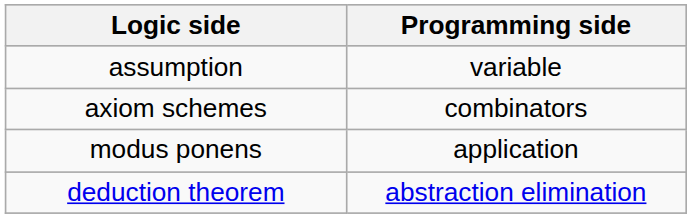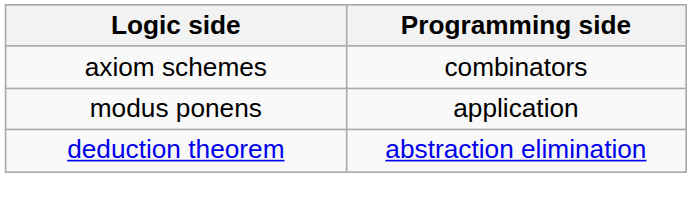- row: (176, 66)
